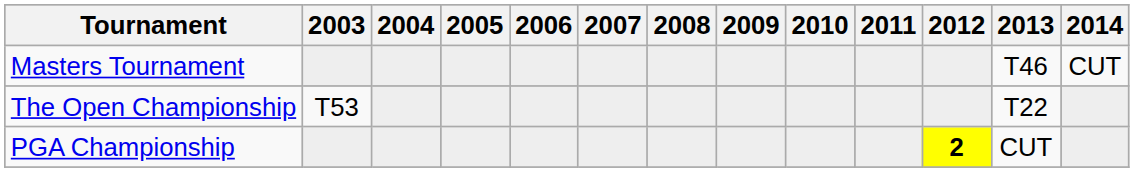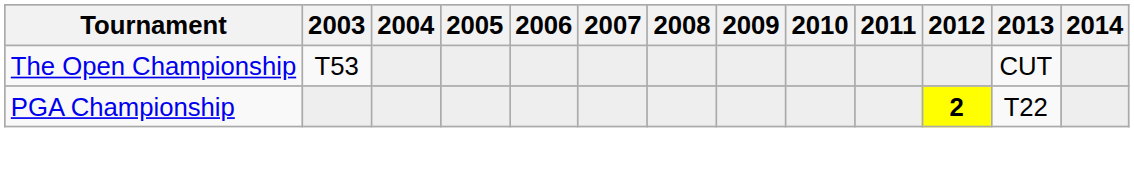- row: (128, 66)
(1026, 107) T22 -> (1026, 66) CUT
(1026, 147) CUT -> (1026, 107) T22
